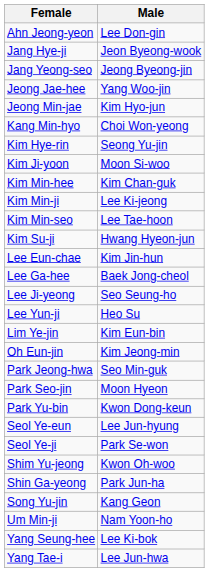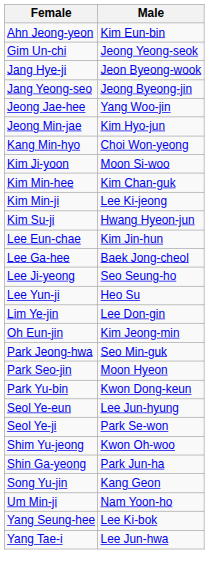(133, 32) Lee Don-gin -> (133, 32) Kim Eun-bin
+ row: (37, 51)
- row: (38, 145)
- row: (40, 220)
(133, 333) Kim Eun-bin -> (133, 314) Lee Don-gin
